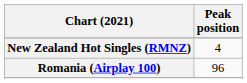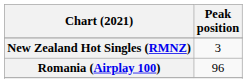(218, 48) 4 -> (218, 48) 3
